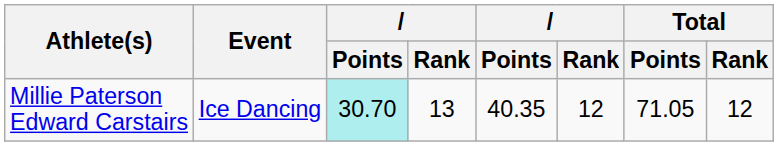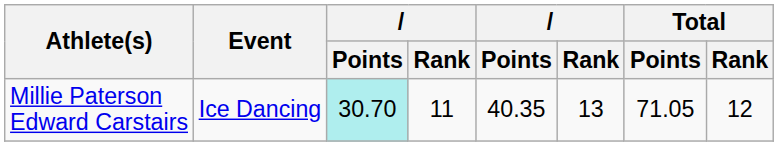(442, 109) 13 -> (442, 109) 11
(591, 109) 12 -> (591, 109) 13
